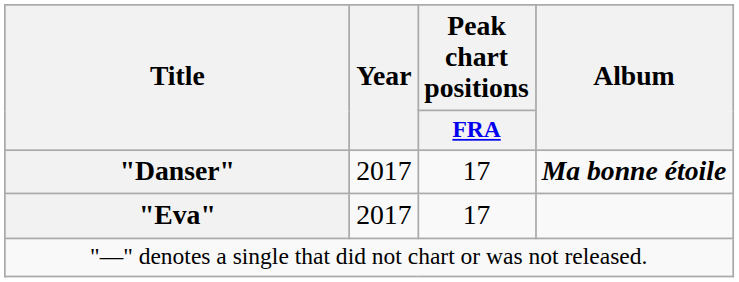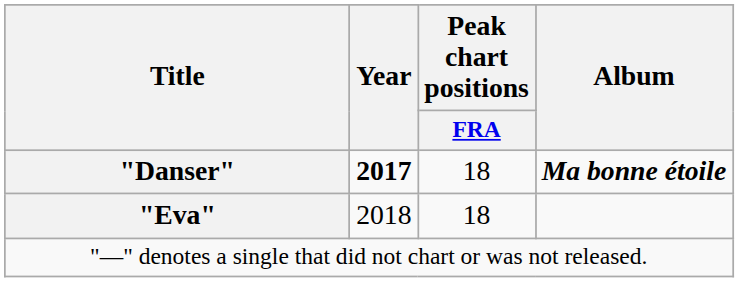(384, 171) normal -> (384, 171) bold
(477, 171) 17 -> (477, 171) 18
(384, 215) 2017 -> (384, 215) 2018
(477, 215) 17 -> (477, 215) 18
